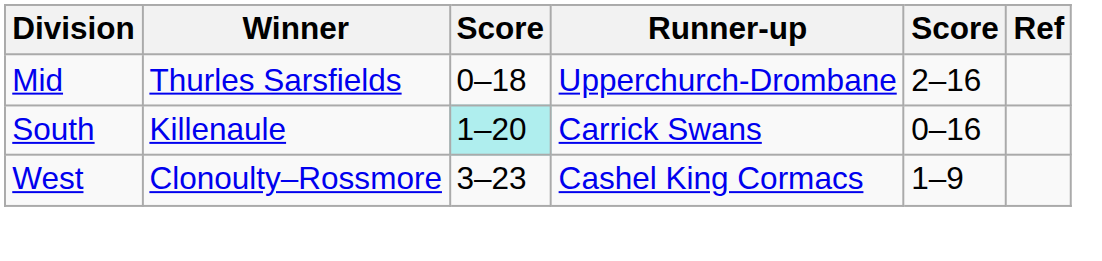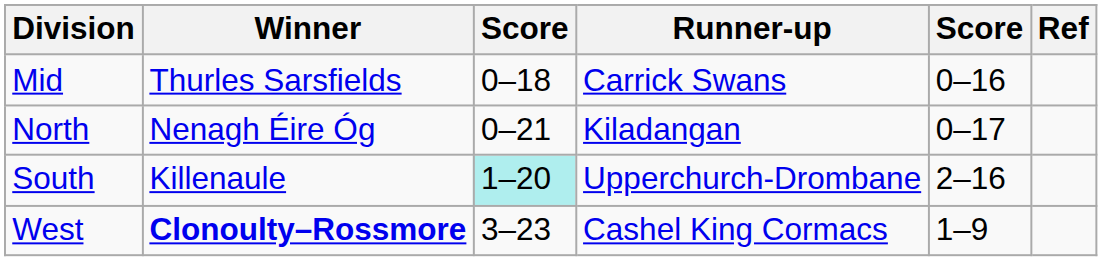(728, 79) Upperchurch-Drombane -> (685, 79) Carrick Swans
(946, 79) 2–16 -> (971, 79) 0–16
+ row: (51, 129)
(660, 129) Carrick Swans -> (752, 179) Upperchurch-Drombane
(946, 129) 0–16 -> (971, 179) 2–16
(296, 179) normal -> (308, 229) bold
